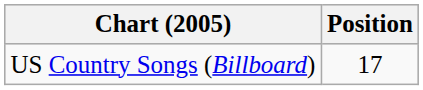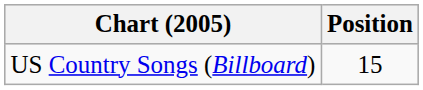(370, 63) 17 -> (370, 63) 15
